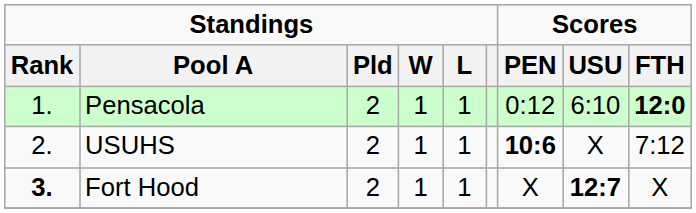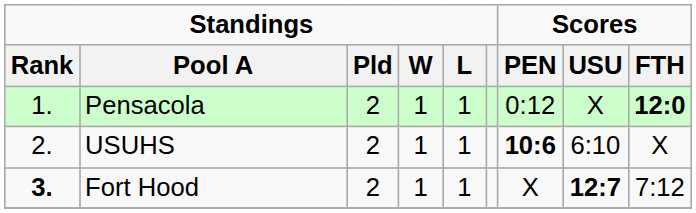(595, 106) 6:10 -> (595, 106) X
(595, 146) X -> (595, 146) 6:10
(660, 146) 7:12 -> (660, 146) X
(660, 187) X -> (660, 187) 7:12
